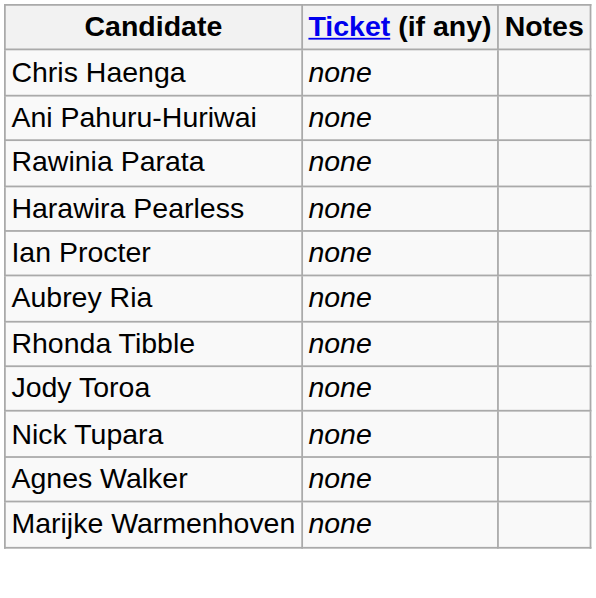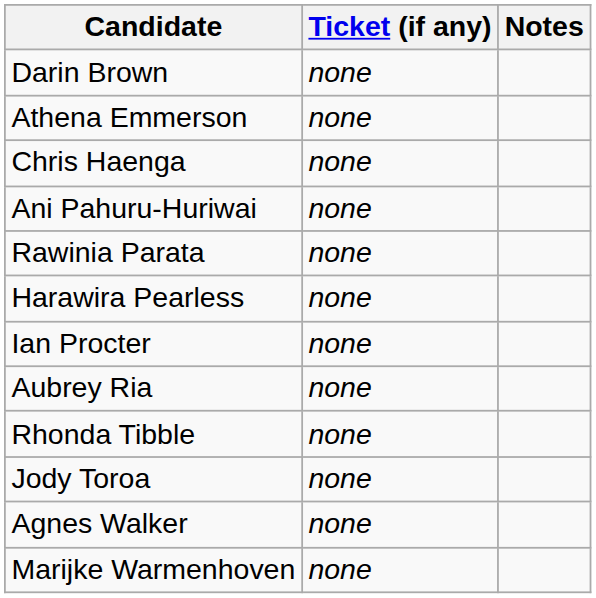+ row: (90, 72)
+ row: (129, 117)
- row: (87, 433)
